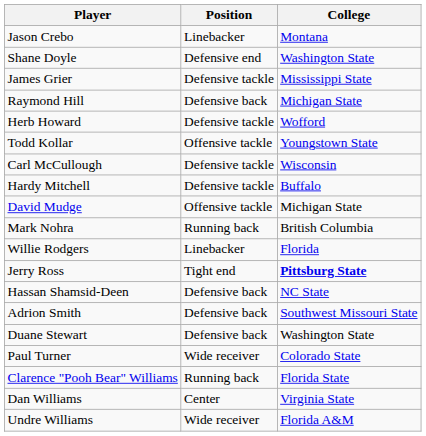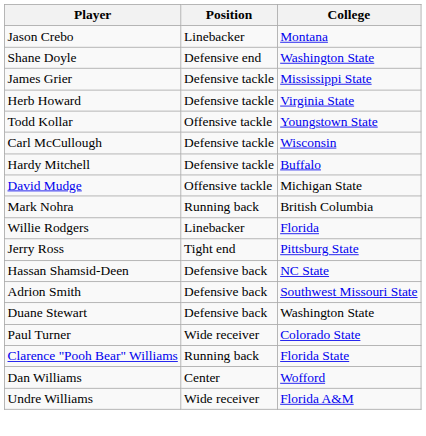- row: (46, 100)
(303, 121) Wofford -> (317, 100) Virginia State
(323, 270) bold -> (319, 249) normal
(317, 398) Virginia State -> (303, 377) Wofford
